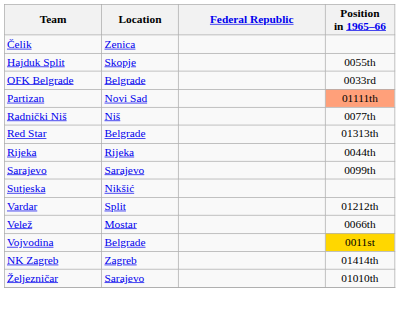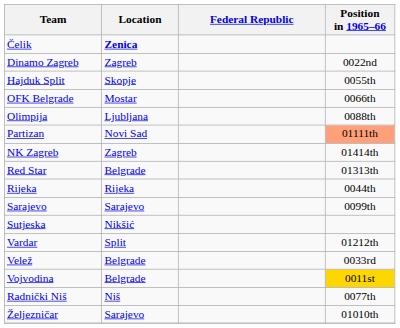(120, 44) normal -> (121, 44) bold
+ row: (43, 62)
(125, 80) Belgrade -> (121, 98) Mostar
(360, 80) 0033rd -> (360, 98) 0066th
+ row: (27, 116)
rows swapped: (37, 116) <-> (33, 260)
(121, 224) Mostar -> (125, 260) Belgrade
(360, 224) 0066th -> (360, 260) 0033rd
